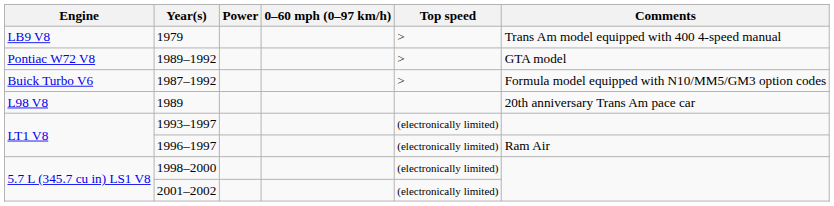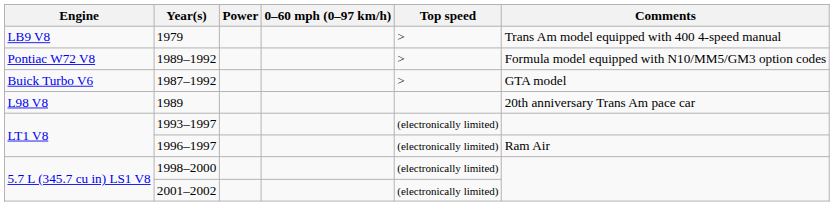(535, 59) GTA model -> (665, 59) Formula model equipped with N10/MM5/GM3 option codes
(665, 81) Formula model equipped with N10/MM5/GM3 option codes -> (535, 81) GTA model
